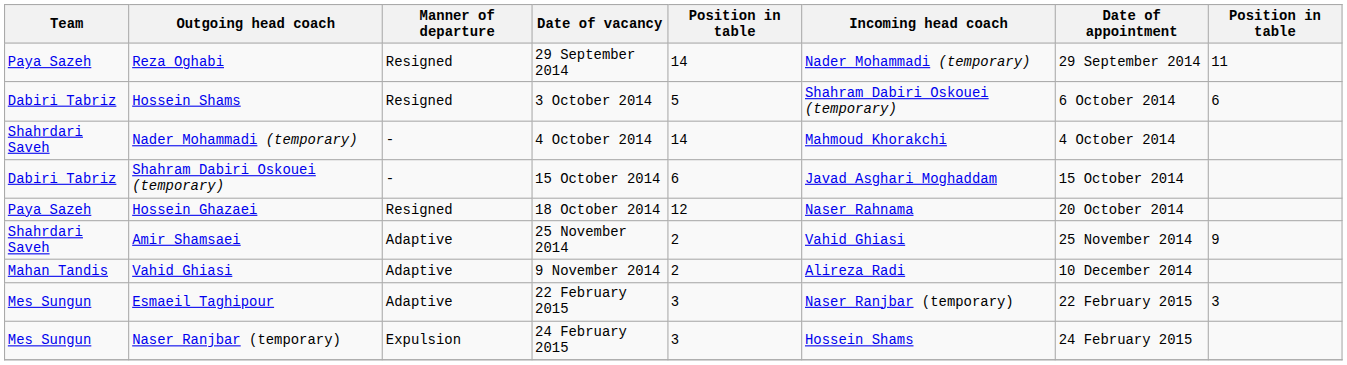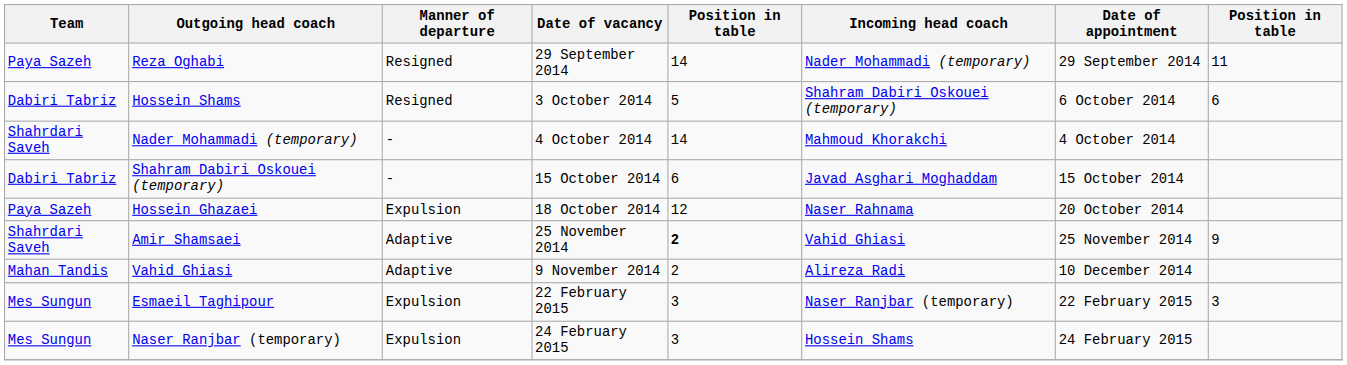(419, 209) Resigned -> (423, 209) Expulsion
(675, 240) normal -> (675, 240) bold
(419, 302) Adaptive -> (423, 302) Expulsion
